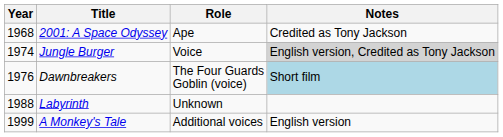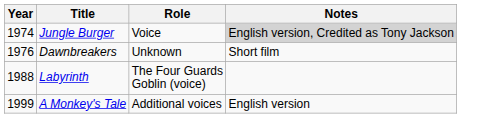- row: (103, 33)
(218, 77) The Four Guards Goblin (voice) -> (157, 52) Unknown
(295, 77) lightblue background -> (254, 52) no background
(198, 103) Unknown -> (177, 77) The Four Guards Goblin (voice)
